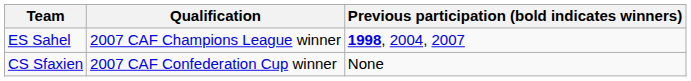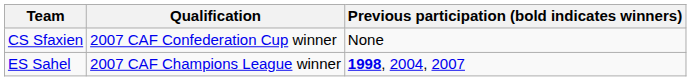rows swapped: (39, 40) <-> (46, 64)
